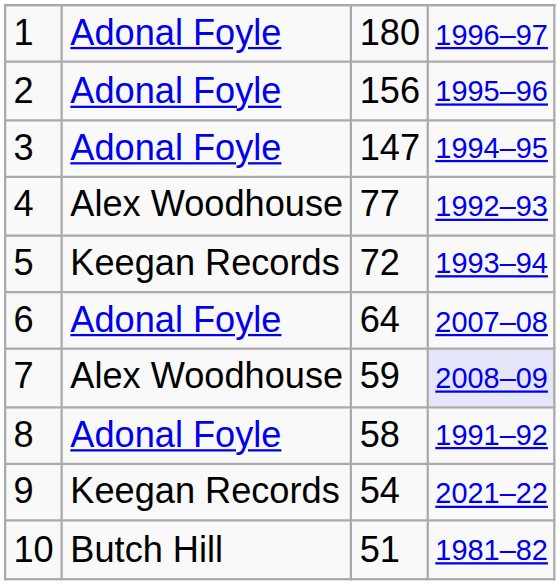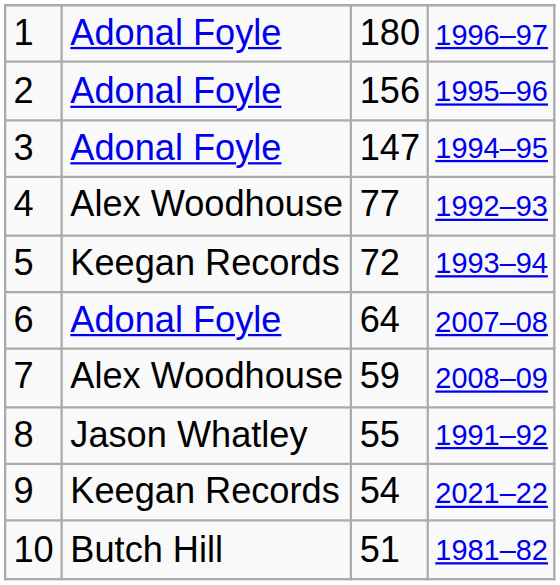(492, 378) lavender background -> (492, 378) no background
(176, 434) Adonal Foyle -> (189, 434) Jason Whatley
(380, 434) 58 -> (380, 434) 55
